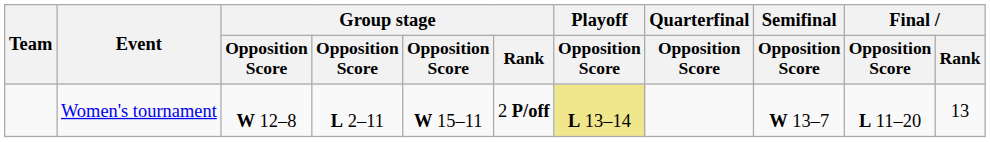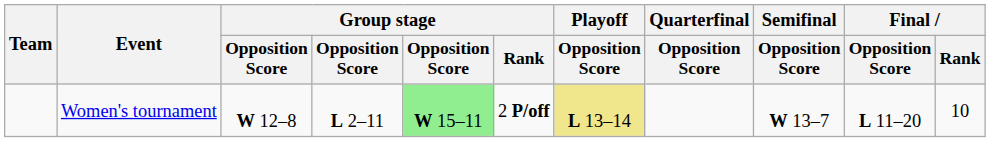(448, 121) no background -> (448, 121) lightgreen background
(960, 110) 13 -> (960, 110) 10
